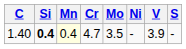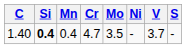(68, 33) lightyellow background -> (68, 33) no background
(156, 33) 3.9 -> (156, 33) 3.7
